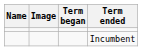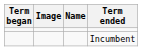columns swapped: (17, 16) <-> (73, 16)
